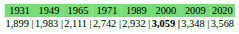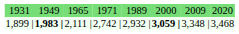(49, 23) normal -> (49, 23) bold
(222, 23) 3,568 -> (222, 23) 3,468
